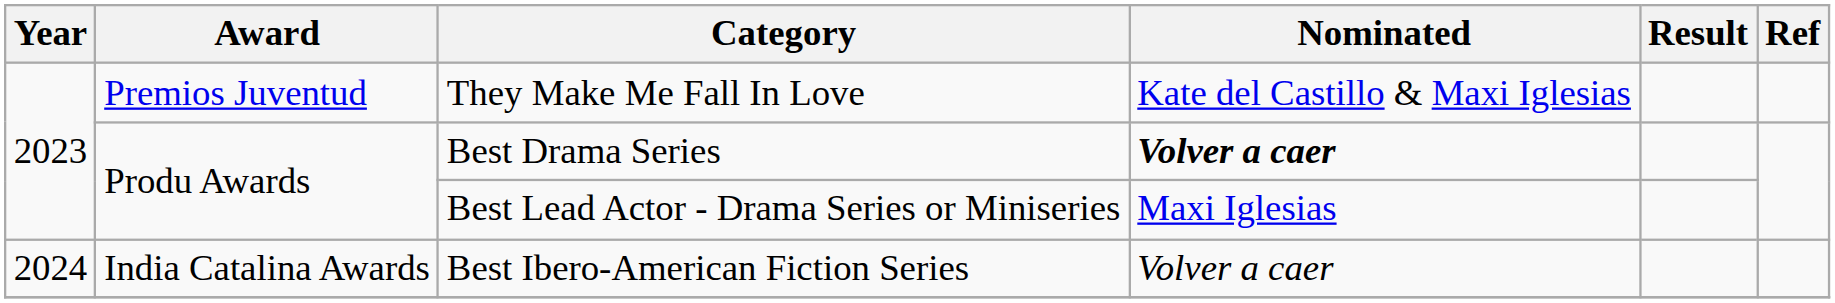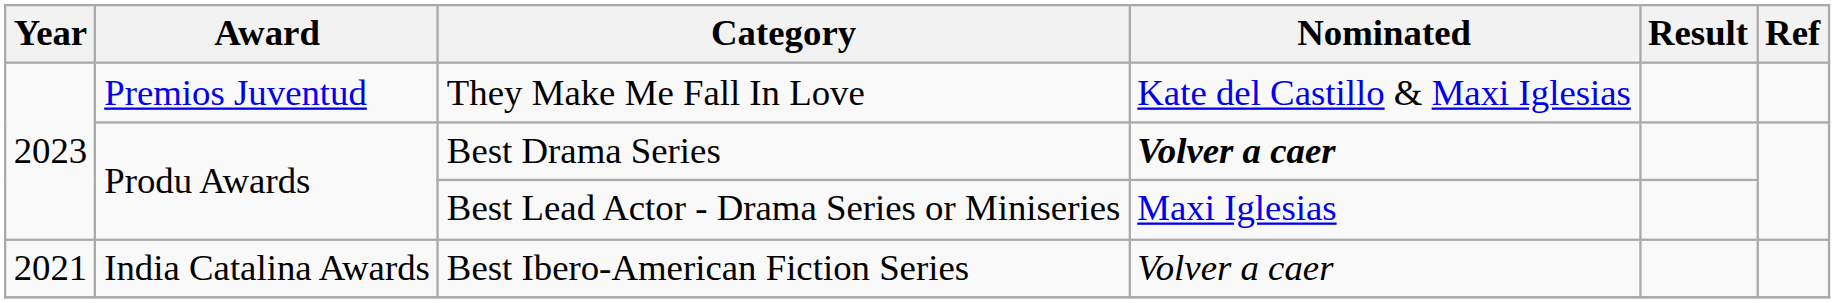(50, 267) 2024 -> (50, 267) 2021
